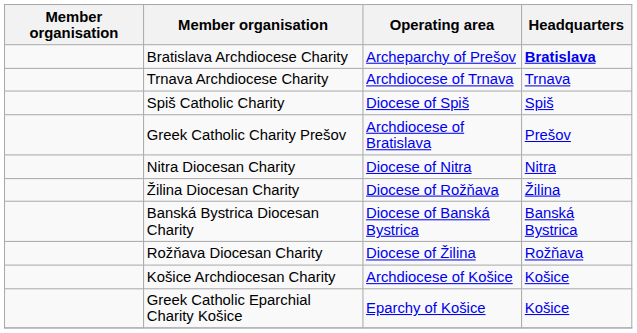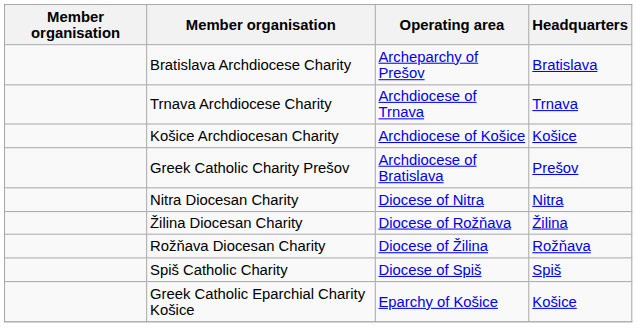(560, 57) bold -> (565, 65) normal
rows swapped: (241, 277) <-> (216, 103)
- row: (233, 222)
